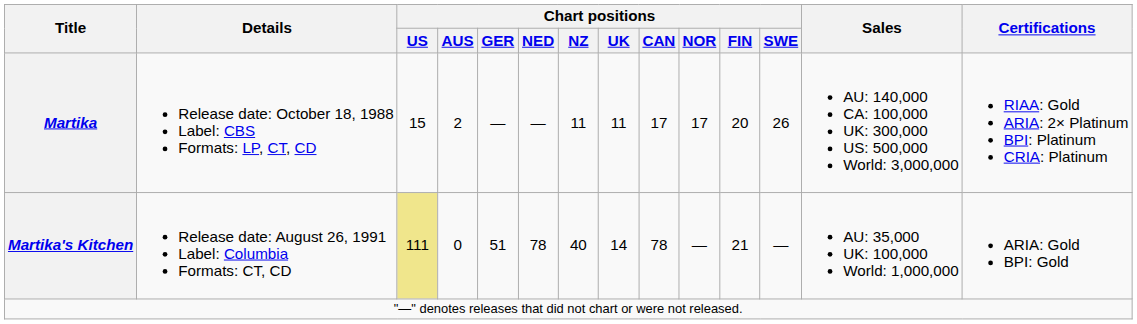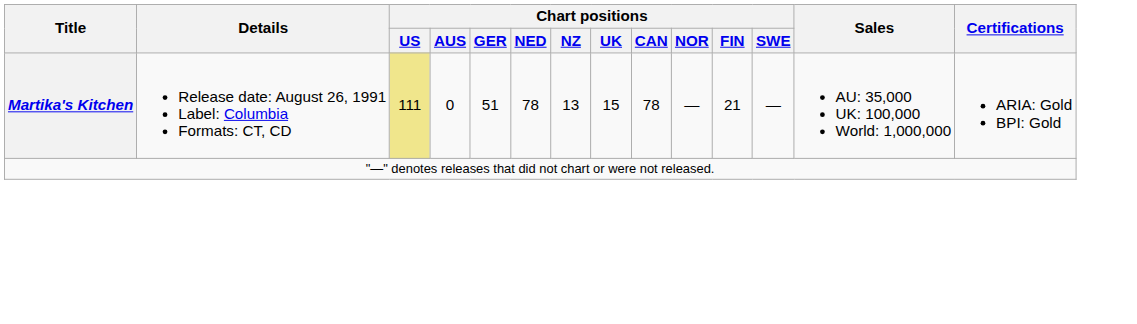- row: (71, 122)
(578, 245) 40 -> (571, 105) 13
(619, 245) 14 -> (611, 105) 15
